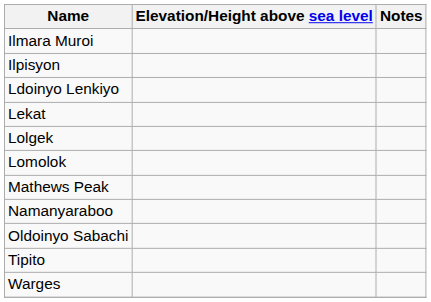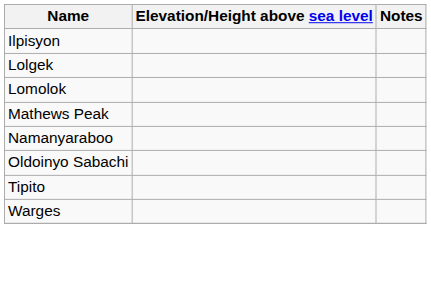- row: (51, 41)
- row: (64, 89)
- row: (27, 114)
